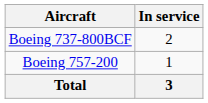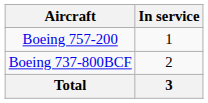rows swapped: (70, 39) <-> (70, 62)
